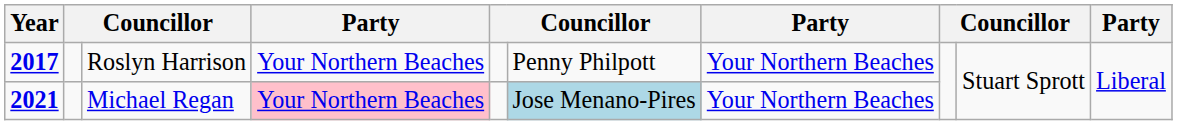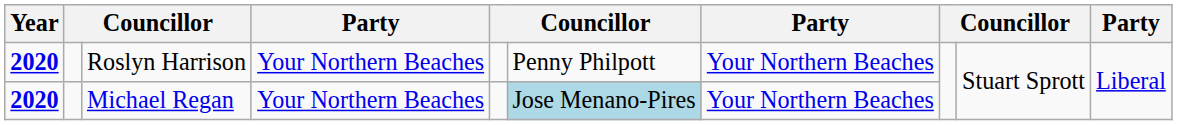(34, 61) 2017 -> (34, 61) 2020
(34, 100) 2021 -> (34, 100) 2020
(371, 100) pink background -> (371, 100) no background
